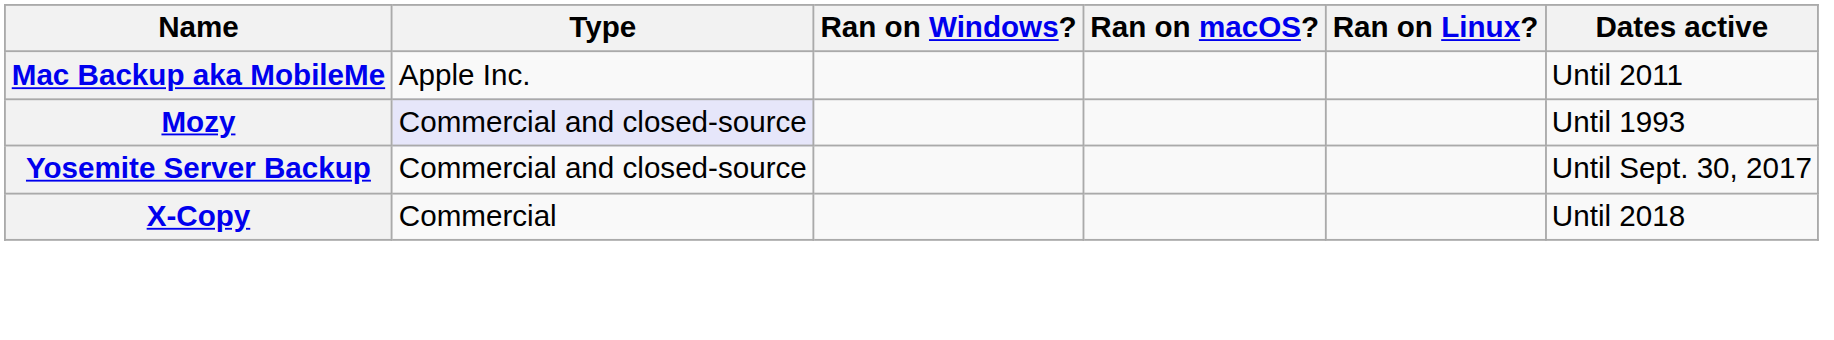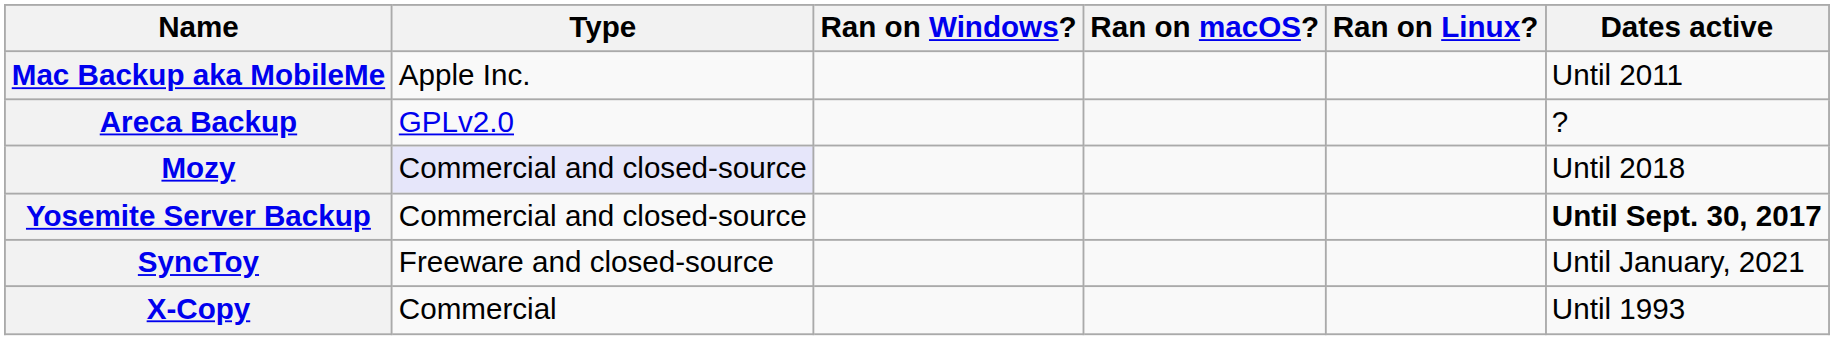+ row: (198, 121)
(1619, 121) Until 1993 -> (1619, 168) Until 2018
(1682, 168) normal -> (1687, 215) bold
+ row: (198, 262)
(1619, 215) Until 2018 -> (1619, 309) Until 1993
